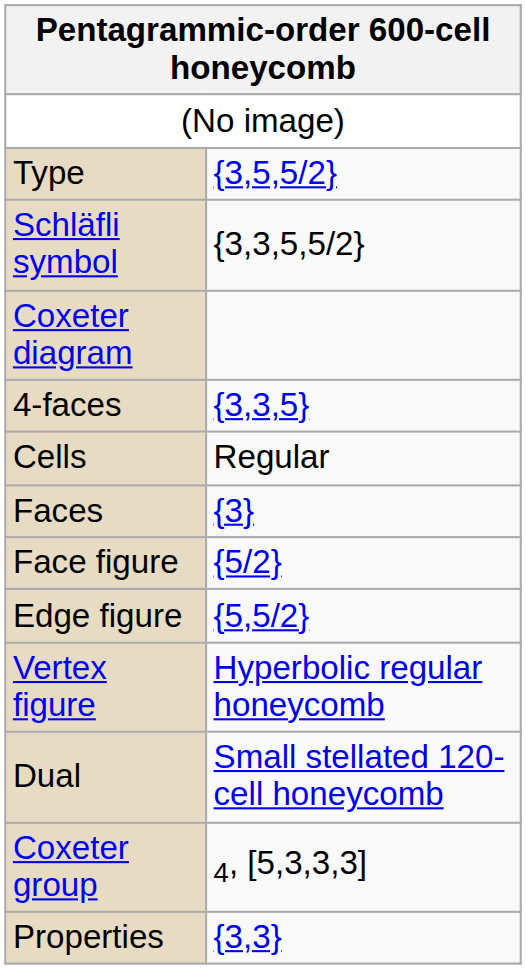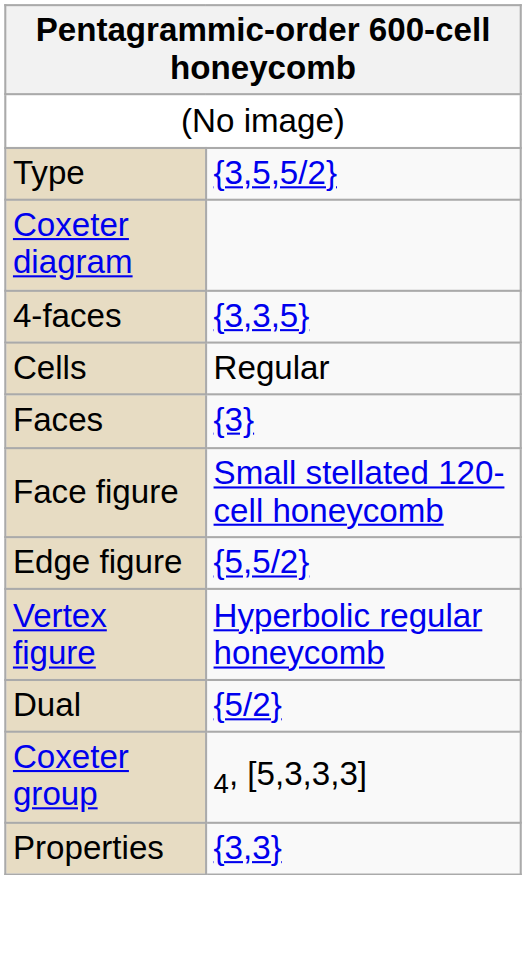- row: (66, 244)
(248, 562) {5/2} -> (359, 491) Small stellated 120-cell honeycomb
(359, 776) Small stellated 120-cell honeycomb -> (248, 705) {5/2}
